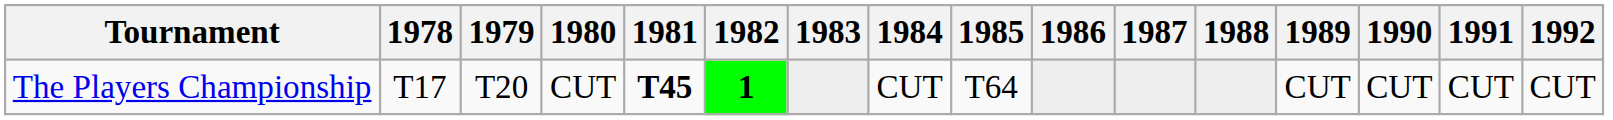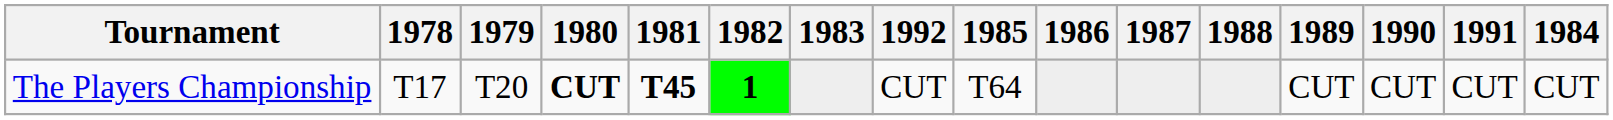columns swapped: (910, 32) <-> (1563, 32)
(583, 86) normal -> (585, 86) bold
